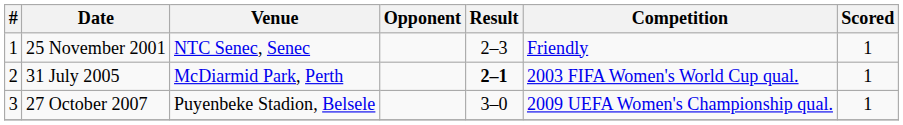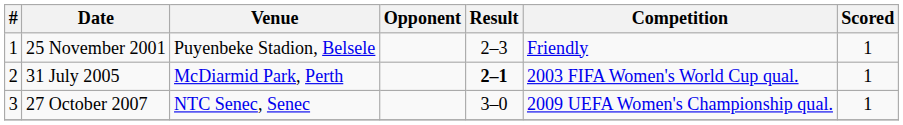(242, 47) NTC Senec, Senec -> (275, 47) Puyenbeke Stadion, Belsele
(275, 104) Puyenbeke Stadion, Belsele -> (242, 104) NTC Senec, Senec
